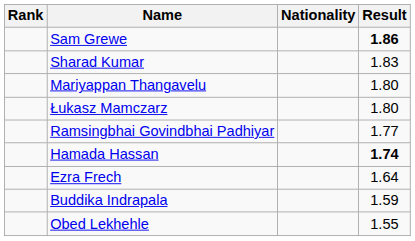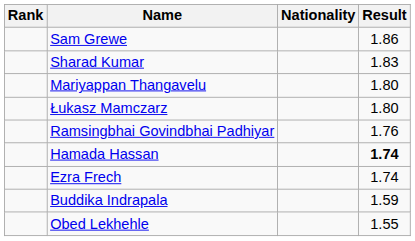(384, 39) bold -> (384, 39) normal
(384, 131) 1.77 -> (384, 131) 1.76
(384, 177) 1.64 -> (384, 177) 1.74
